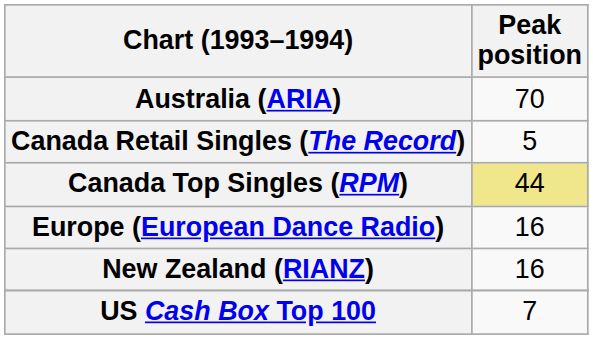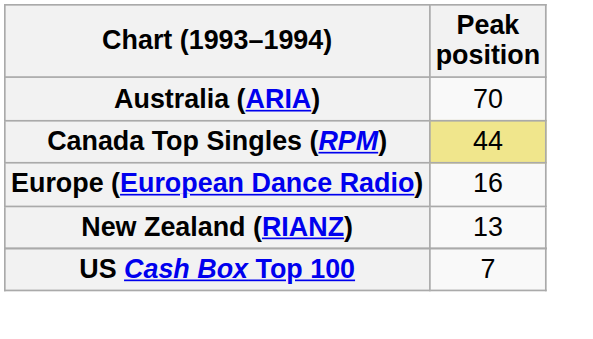- row: (238, 141)
(530, 269) 16 -> (488, 226) 13
